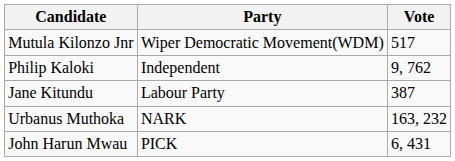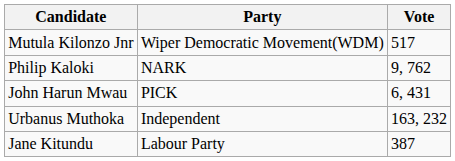(180, 67) Independent -> (164, 67) NARK
rows swapped: (68, 144) <-> (51, 93)
(164, 118) NARK -> (180, 118) Independent
